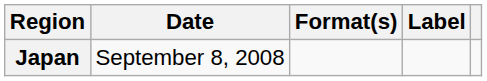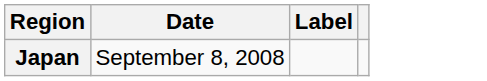- column: (346, 22)
